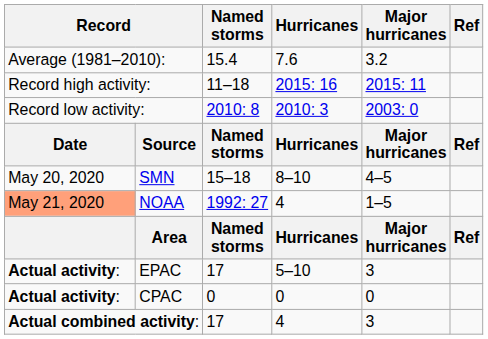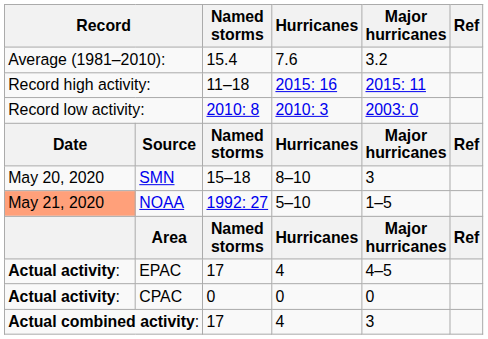(379, 178) 4–5 -> (370, 178) 3
(280, 203) 4 -> (293, 203) 5–10
(293, 271) 5–10 -> (280, 271) 4
(370, 271) 3 -> (379, 271) 4–5
